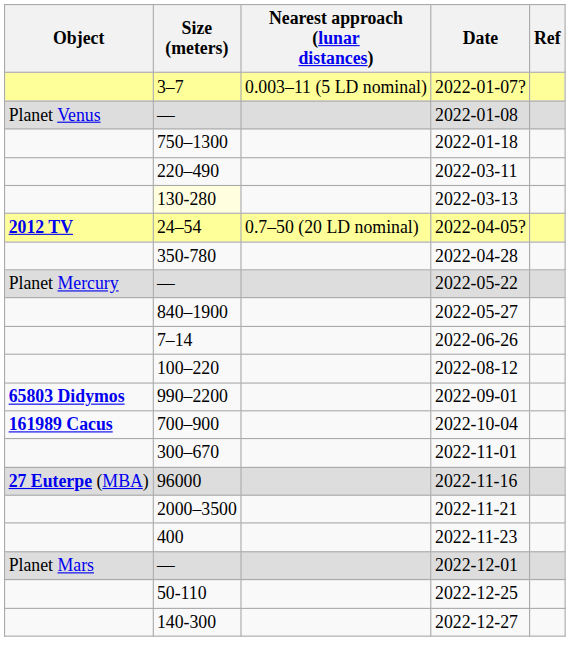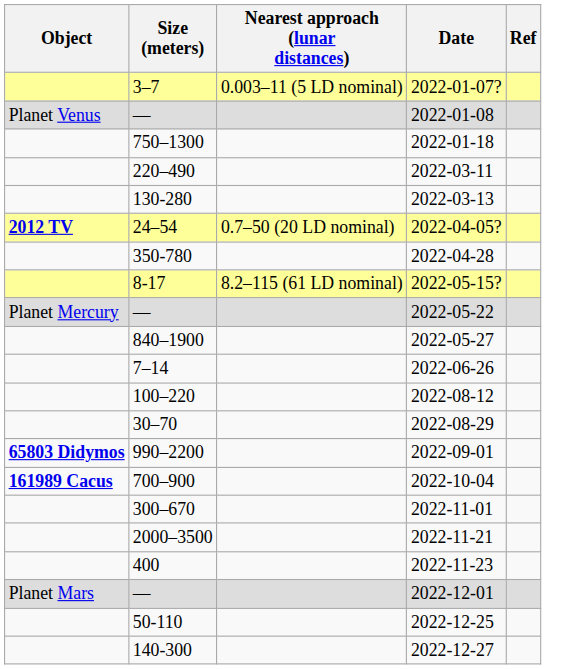(187, 199) lightyellow background -> (162, 199) no background
+ row: (456, 283)
+ row: (452, 424)
- row: (476, 481)
